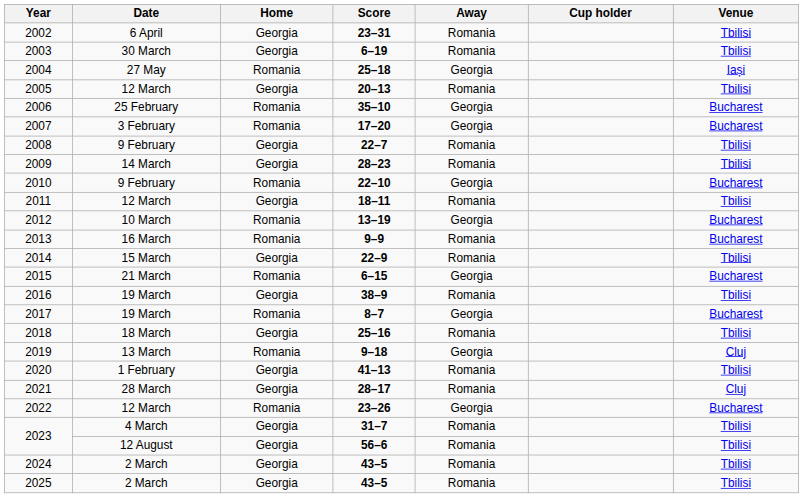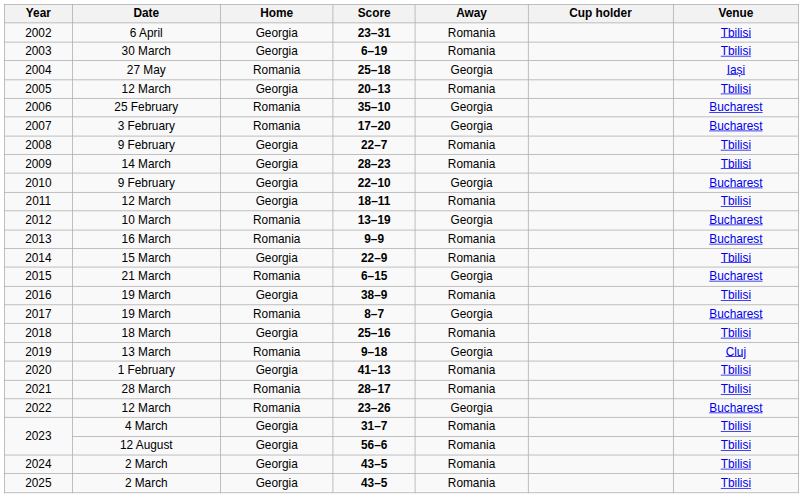(277, 182) Romania -> (277, 182) Georgia
(277, 389) Georgia -> (277, 389) Romania
(736, 389) Cluj -> (736, 389) Tbilisi
